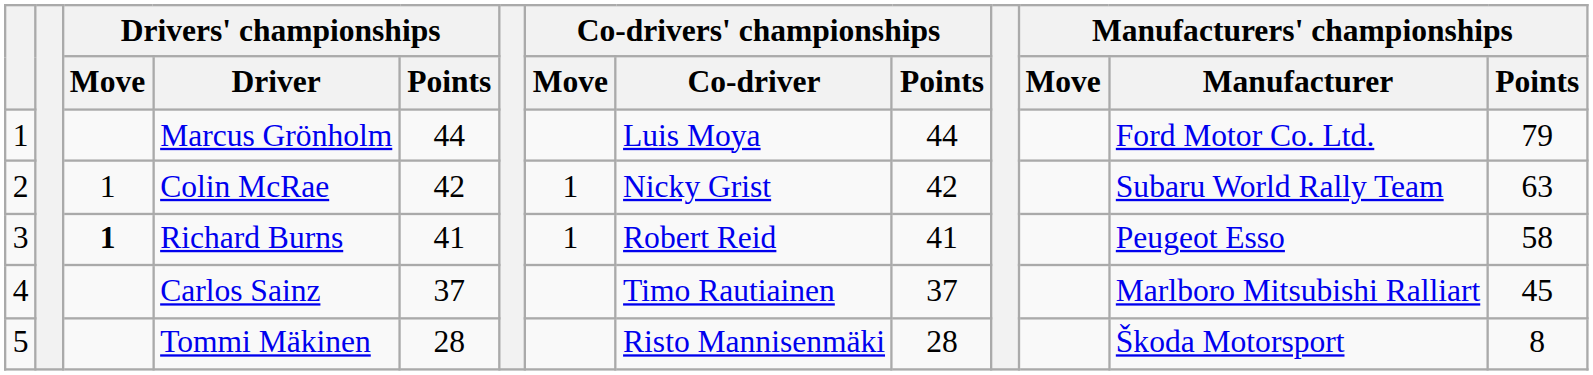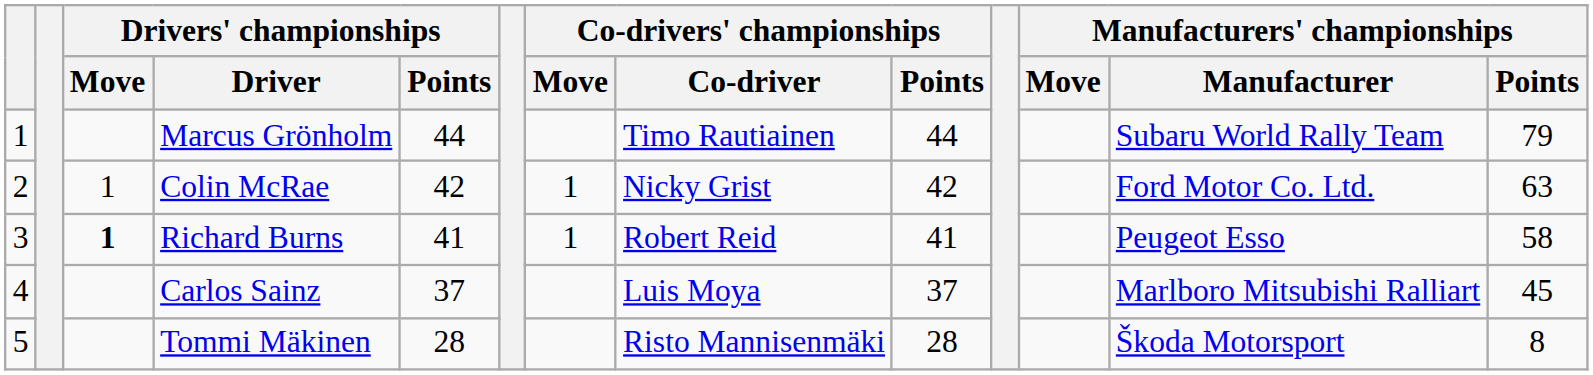(692, 134) Luis Moya -> (729, 134) Timo Rautiainen
(1245, 134) Ford Motor Co. Ltd. -> (1280, 134) Subaru World Rally Team
(1280, 186) Subaru World Rally Team -> (1245, 186) Ford Motor Co. Ltd.
(729, 290) Timo Rautiainen -> (692, 290) Luis Moya
